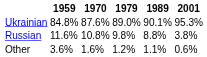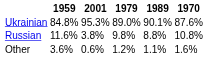columns swapped: (95, 8) <-> (189, 8)
